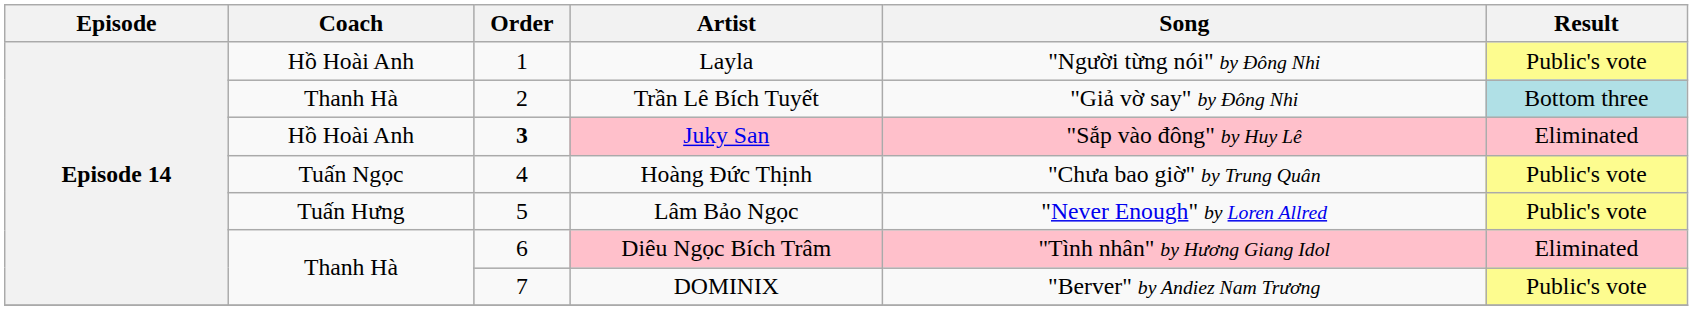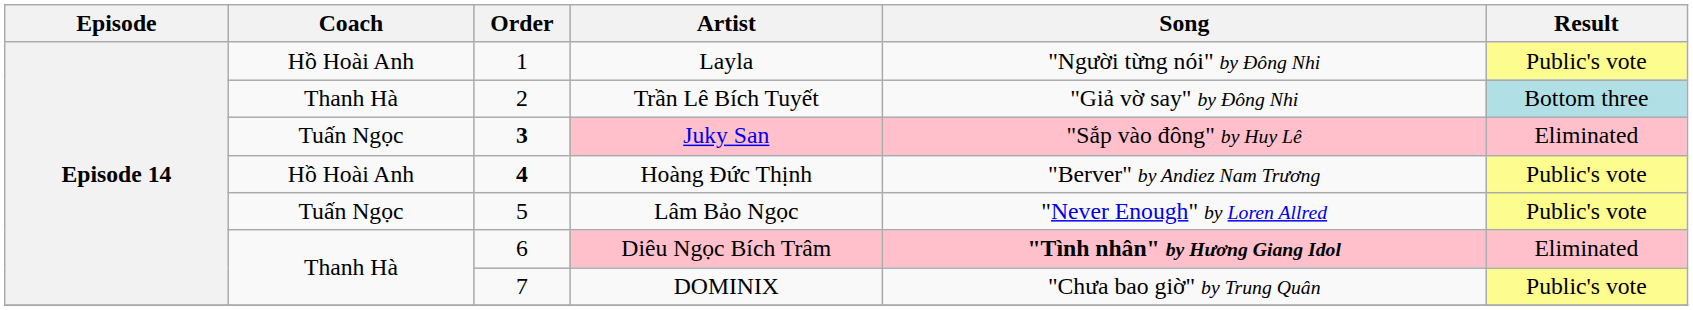(351, 135) Hồ Hoài Anh -> (351, 135) Tuấn Ngọc
(351, 173) Tuấn Ngọc -> (351, 173) Hồ Hoài Anh
(522, 173) normal -> (522, 173) bold
(1184, 173) "Chưa bao giờ" by Trung Quân -> (1184, 173) "Berver" by Andiez Nam Trương
(351, 211) Tuấn Hưng -> (351, 211) Tuấn Ngọc
(1184, 248) normal -> (1184, 248) bold
(1184, 286) "Berver" by Andiez Nam Trương -> (1184, 286) "Chưa bao giờ" by Trung Quân
